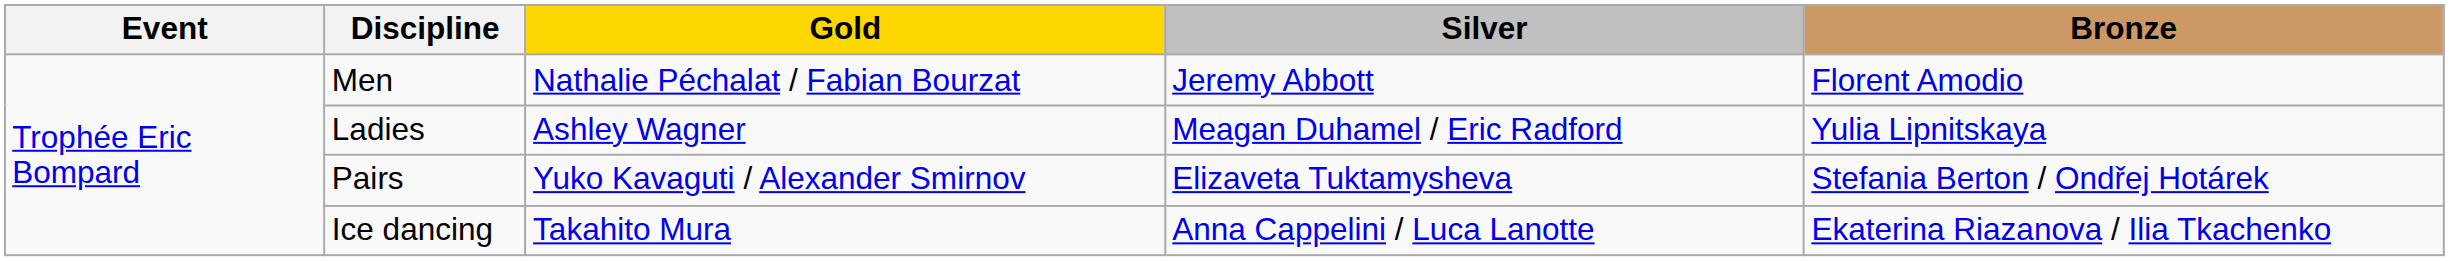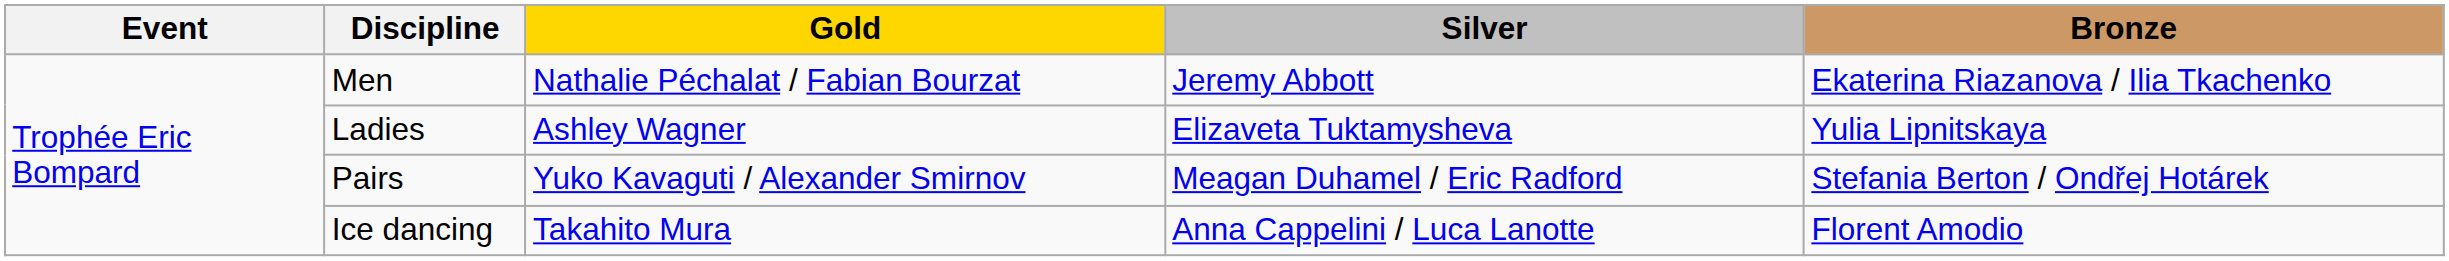(1917, 79) Florent Amodio -> (2071, 79) Ekaterina Riazanova / Ilia Tkachenko
(1397, 129) Meagan Duhamel / Eric Radford -> (1342, 129) Elizaveta Tuktamysheva
(1342, 179) Elizaveta Tuktamysheva -> (1397, 179) Meagan Duhamel / Eric Radford
(2071, 229) Ekaterina Riazanova / Ilia Tkachenko -> (1917, 229) Florent Amodio
